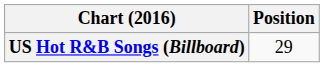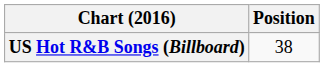(284, 47) 29 -> (284, 47) 38
